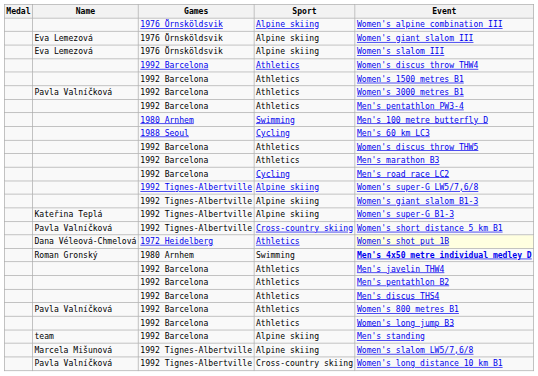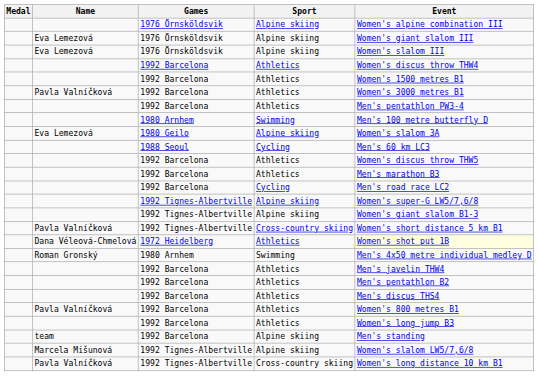+ row: (64, 133)
- row: (68, 214)
(444, 255) bold -> (444, 255) normal
